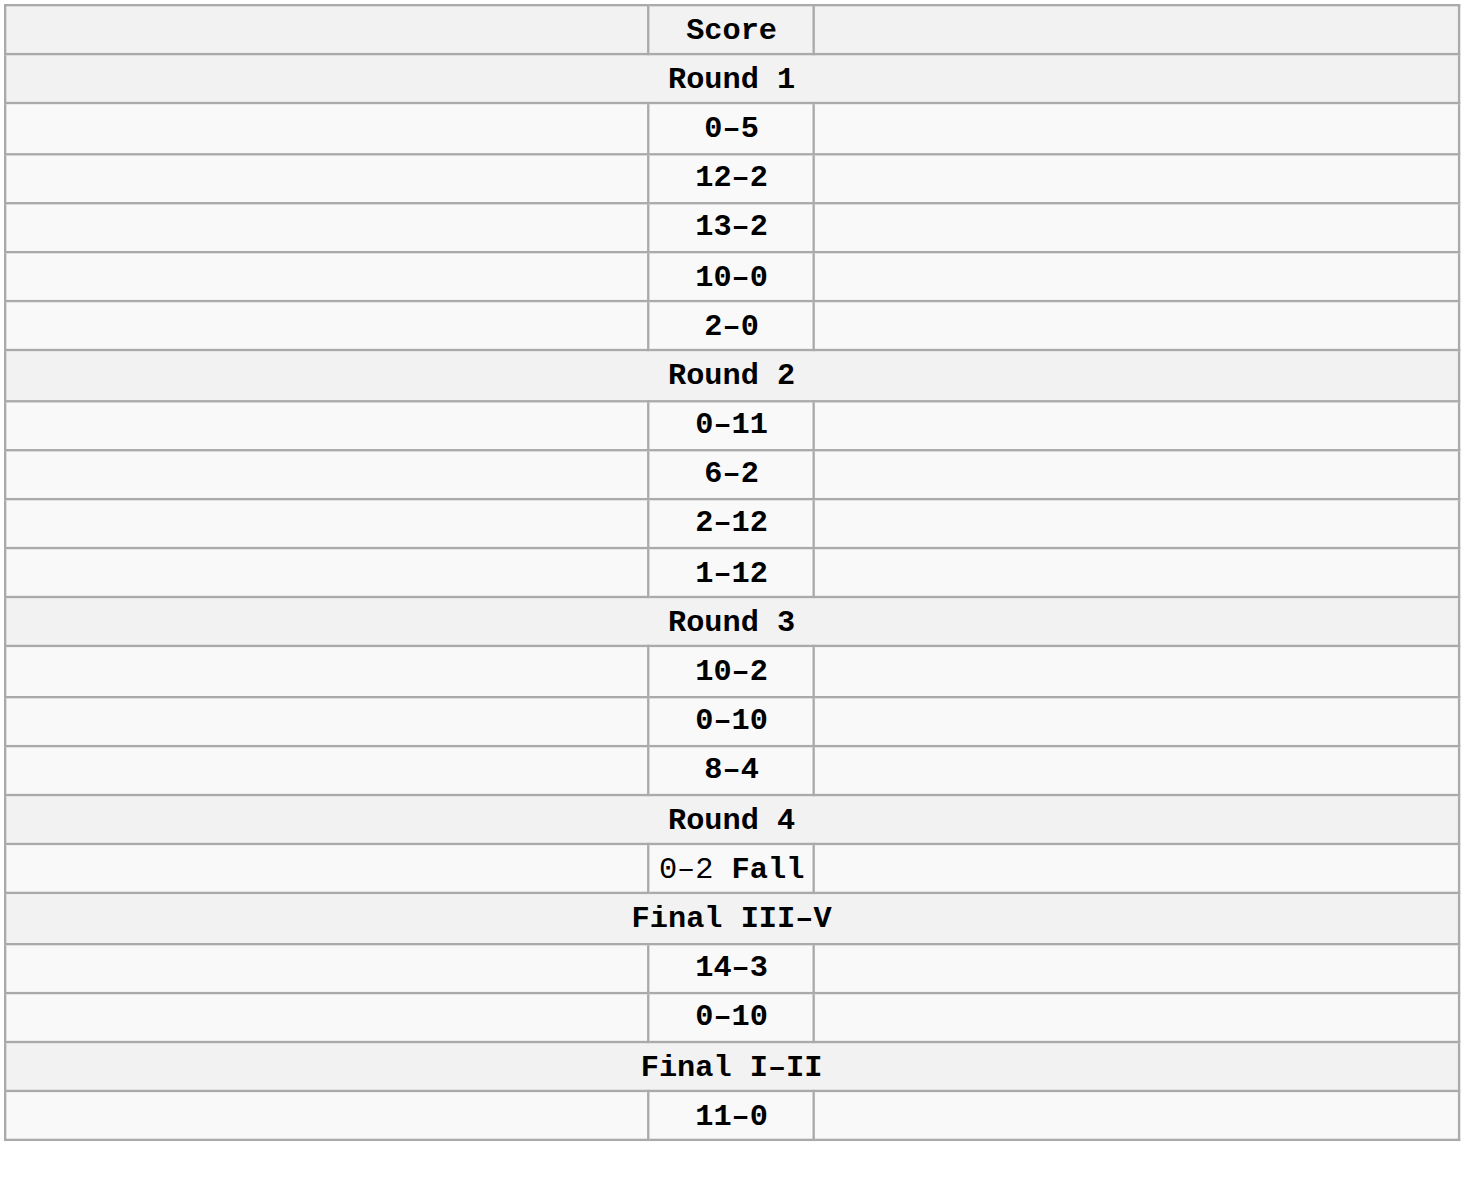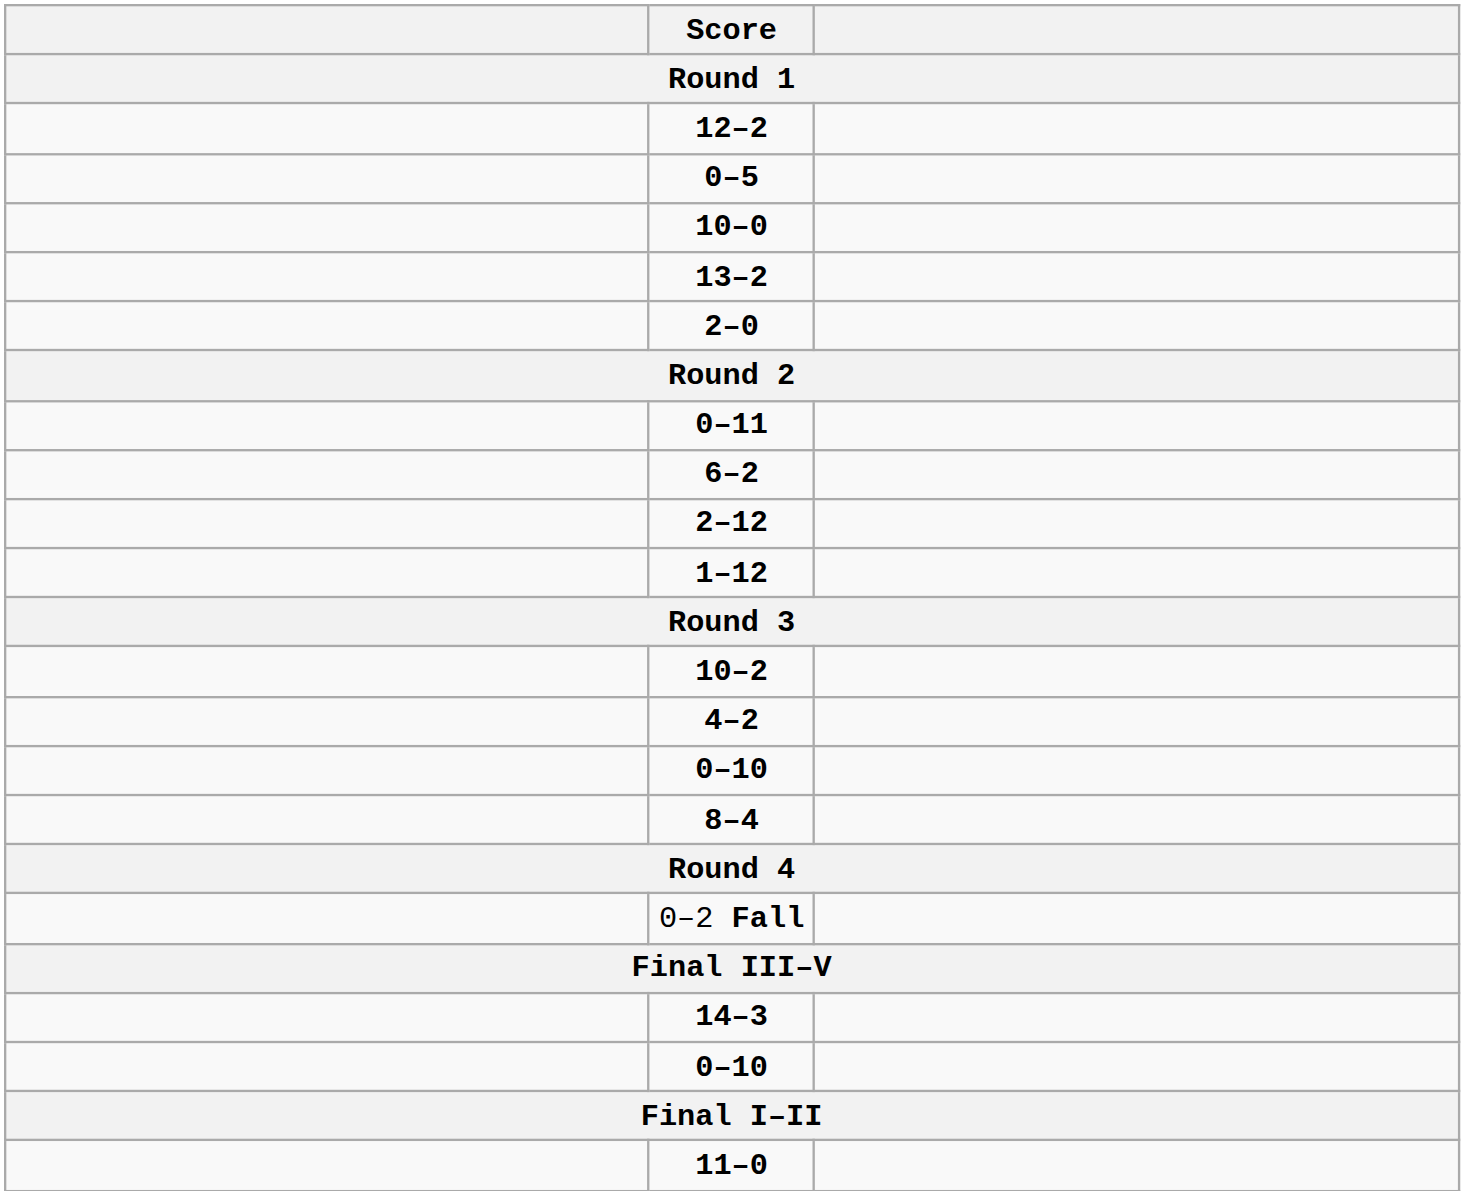rows swapped: (327, 178) <-> (327, 129)
rows swapped: (327, 227) <-> (327, 277)
+ row: (327, 721)
